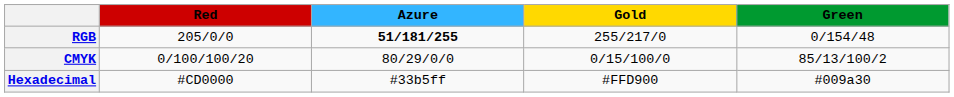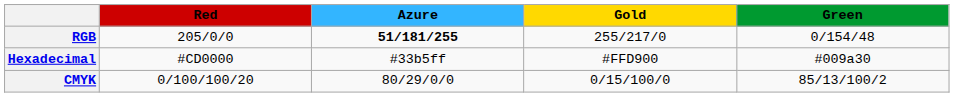rows swapped: (52, 81) <-> (80, 59)
